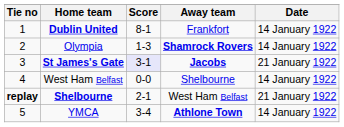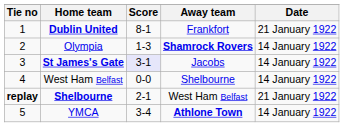(297, 29) 14 January 1922 -> (297, 29) 21 January 1922
(208, 63) bold -> (208, 63) normal
(297, 63) 21 January 1922 -> (297, 63) 14 January 1922
